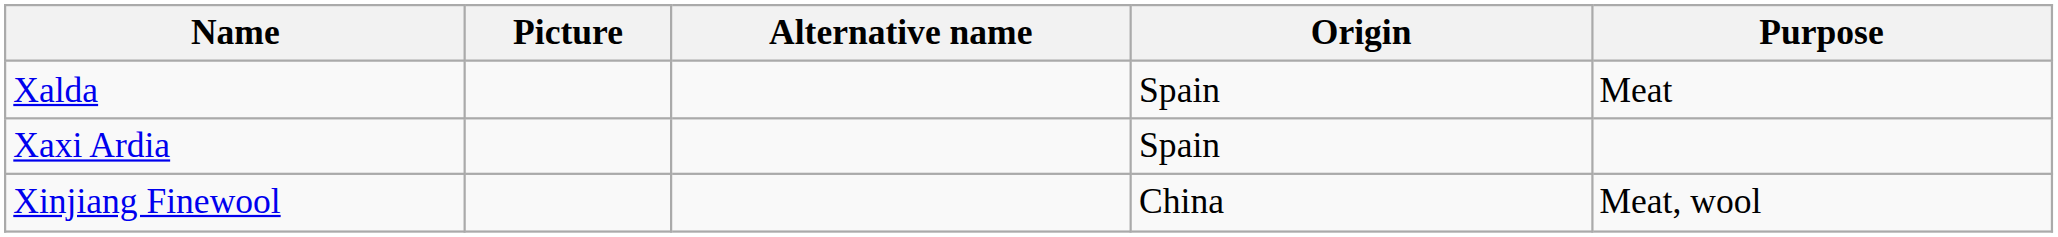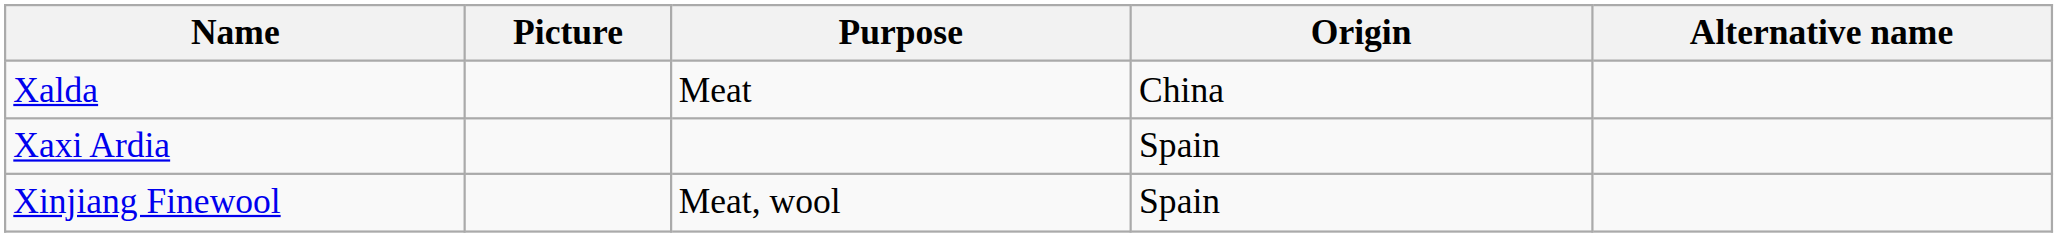columns swapped: (901, 32) <-> (1821, 32)
(1180, 88) Spain -> (1182, 88) China
(1182, 201) China -> (1180, 201) Spain
